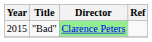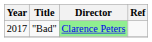(17, 28) 2015 -> (17, 28) 2017
